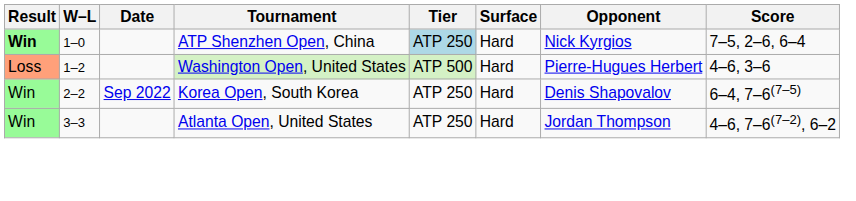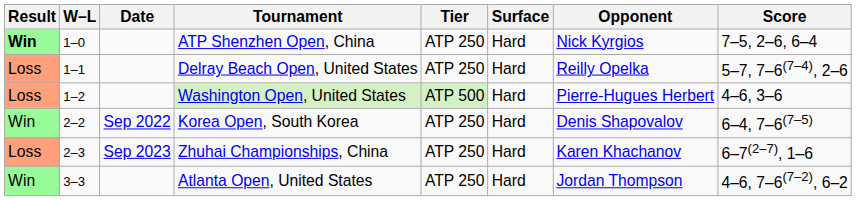(443, 41) lightblue background -> (455, 41) no background
+ row: (298, 68)
+ row: (283, 151)
